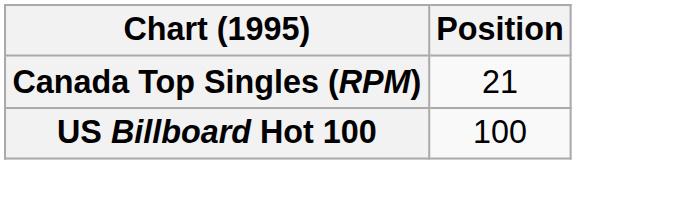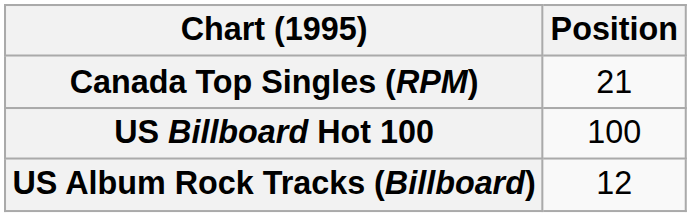+ row: (274, 183)
